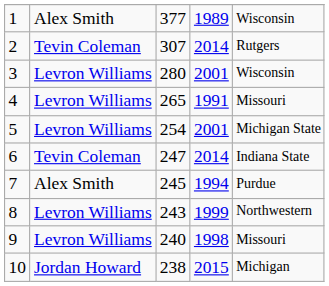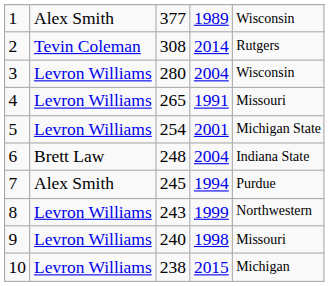(173, 45) 307 -> (173, 45) 308
(211, 73) 2001 -> (211, 73) 2004
(87, 156) Tevin Coleman -> (69, 156) Brett Law
(173, 156) 247 -> (173, 156) 248
(211, 156) 2014 -> (211, 156) 2004
(88, 267) Jordan Howard -> (93, 267) Levron Williams
